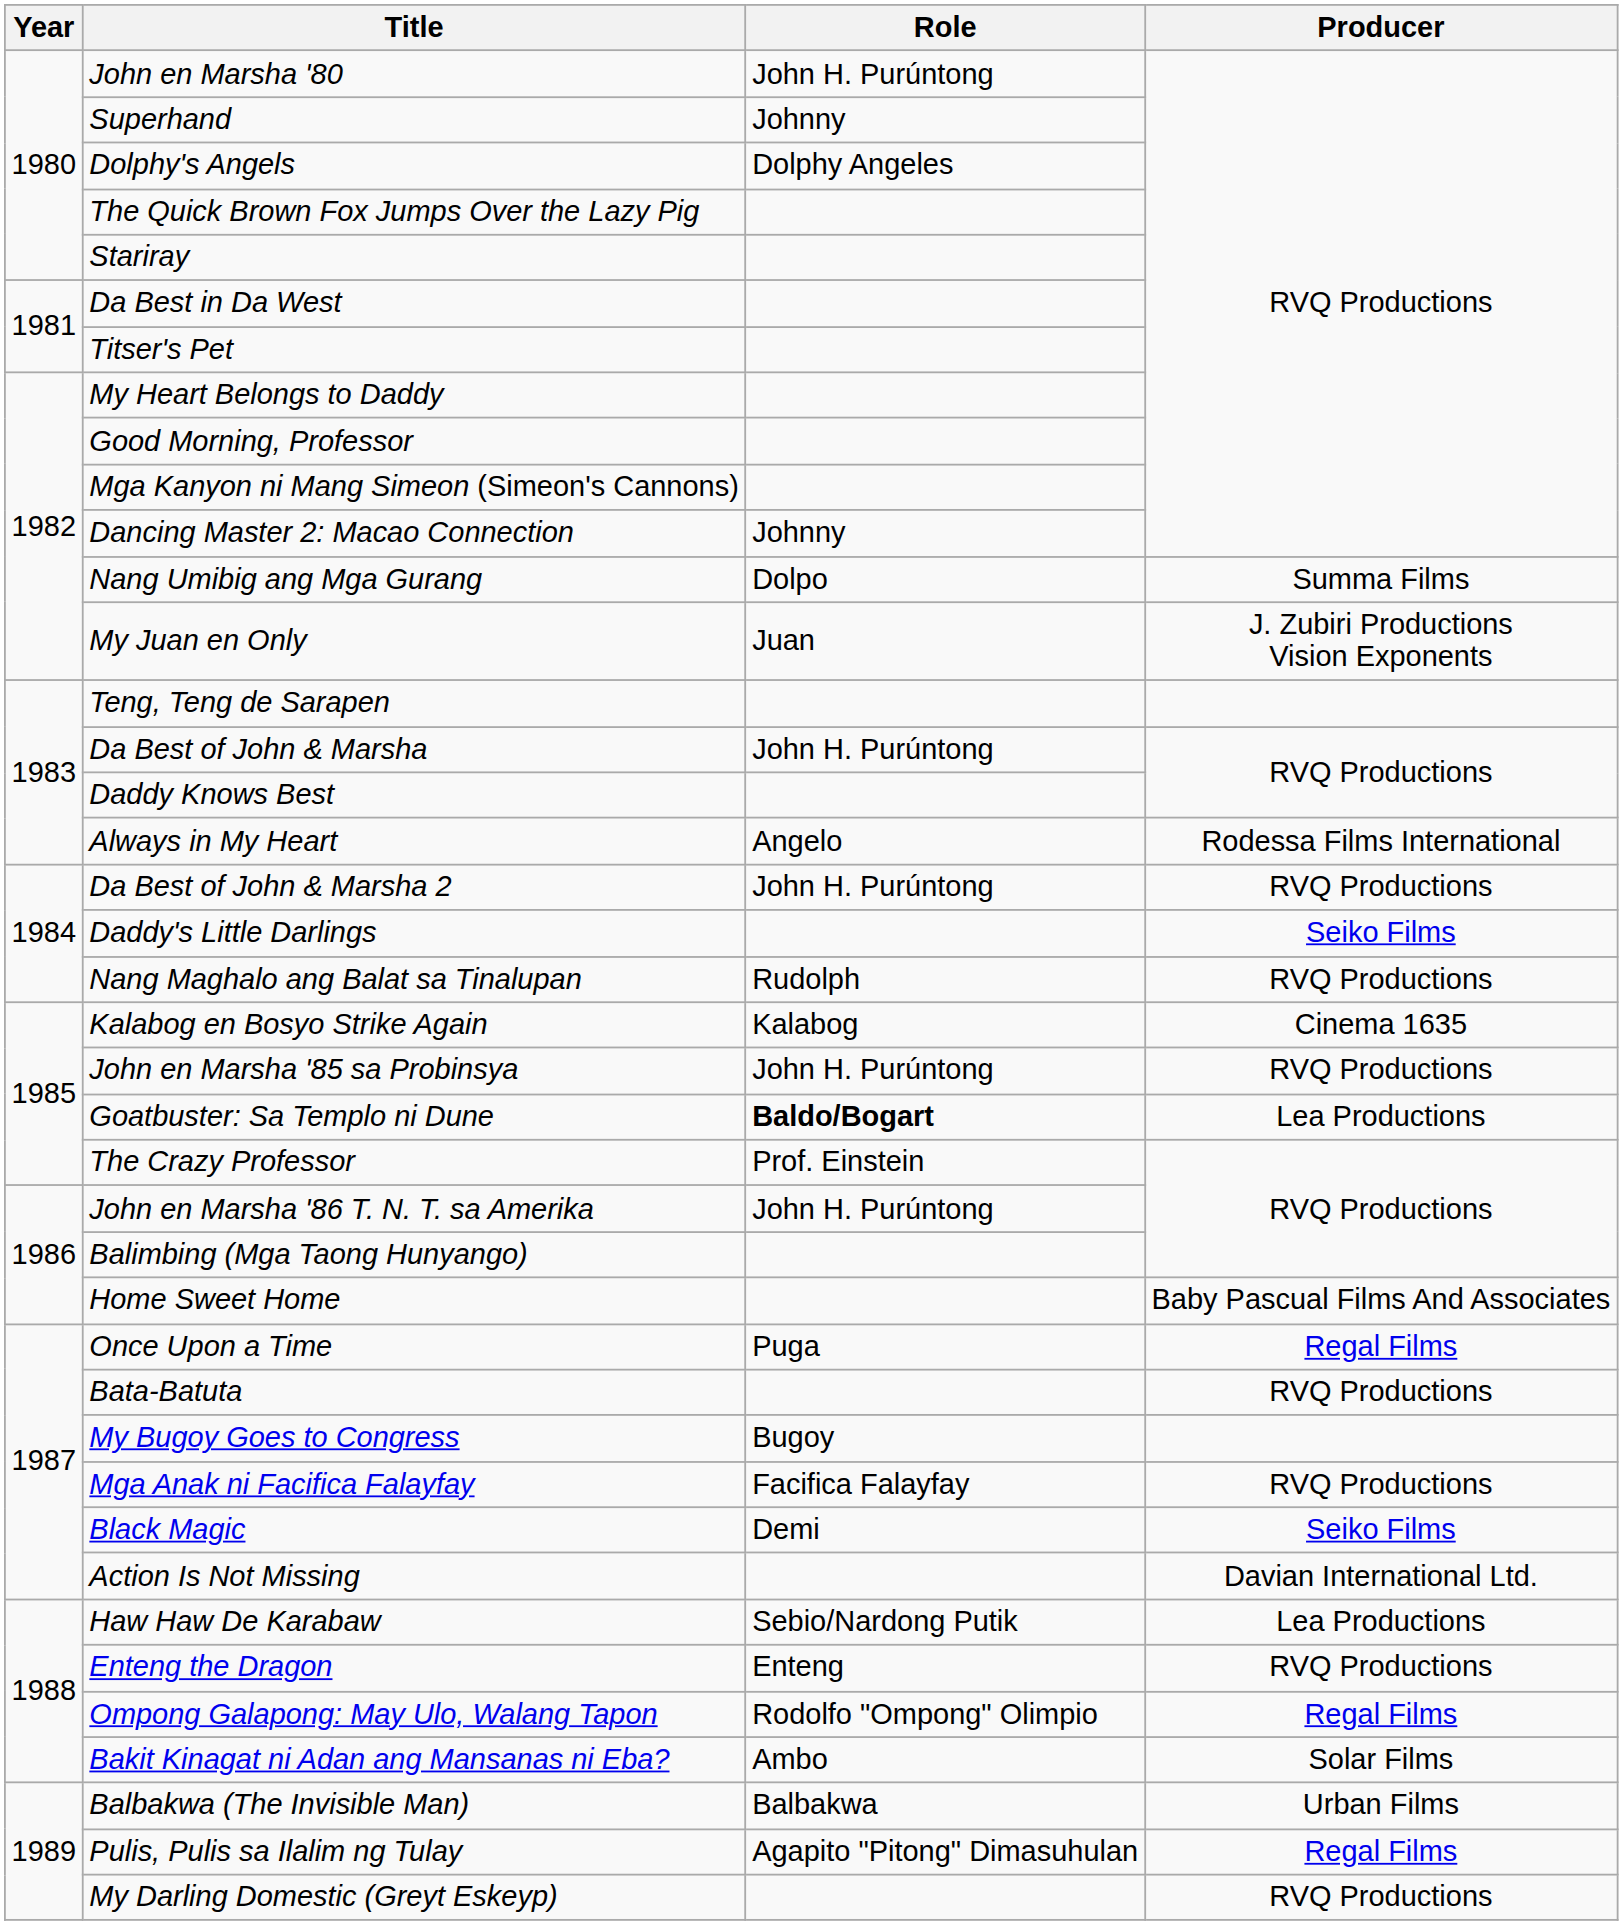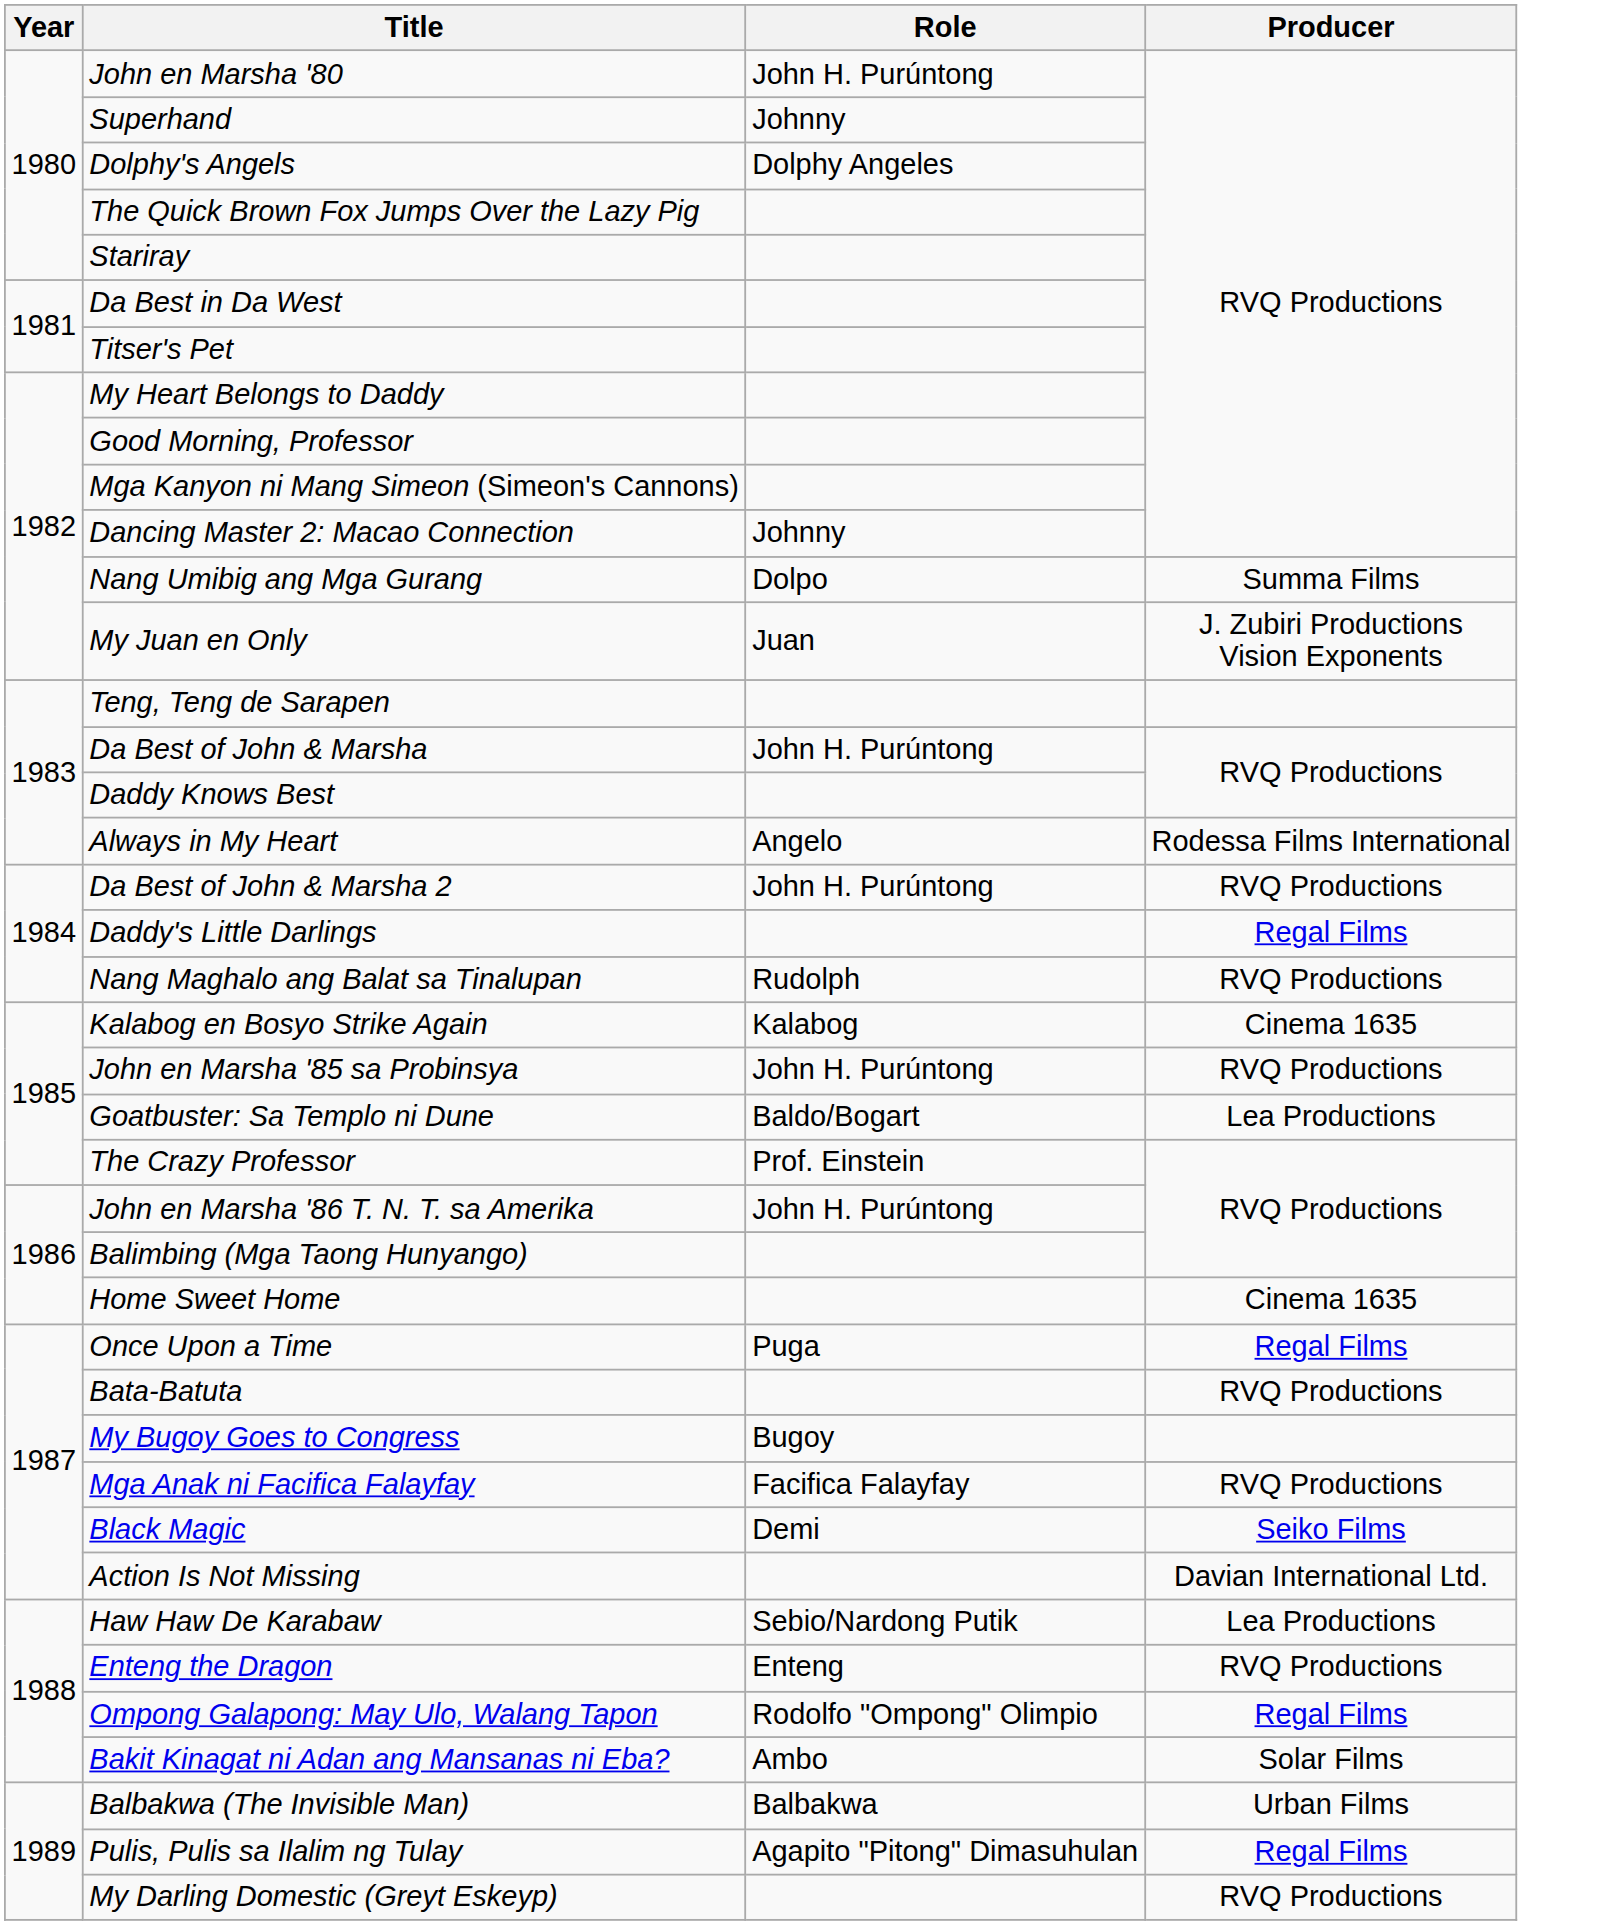(1381, 932) Seiko Films -> (1331, 932) Regal Films
(843, 1116) bold -> (836, 1116) normal
(1381, 1300) Baby Pascual Films And Associates -> (1331, 1300) Cinema 1635
